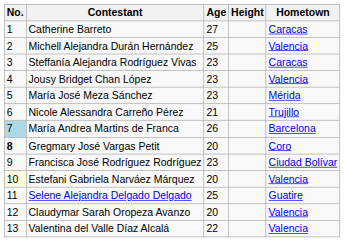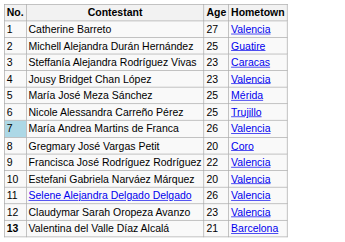- column: (247, 13)
(288, 29) Caracas -> (251, 29) Valencia
(288, 46) Valencia -> (248, 46) Guatire
(212, 96) 23 -> (212, 96) 25
(212, 112) 21 -> (212, 112) 25
(292, 129) Barcelona -> (251, 129) Valencia
(10, 146) bold -> (10, 146) normal
(212, 162) 23 -> (212, 162) 22
(303, 162) Ciudad Bolívar -> (251, 162) Valencia
(13, 179) lightyellow background -> (13, 179) no background
(212, 195) 25 -> (212, 195) 26
(286, 195) Guatire -> (251, 195) Valencia
(212, 212) 20 -> (212, 212) 23
(13, 229) normal -> (13, 229) bold
(212, 229) 22 -> (212, 229) 21
(288, 229) Valencia -> (255, 229) Barcelona
